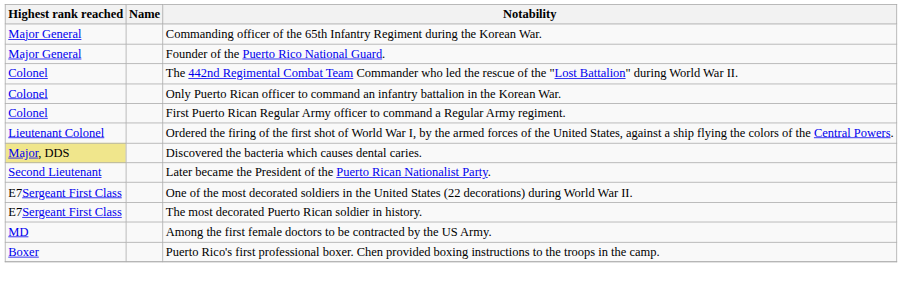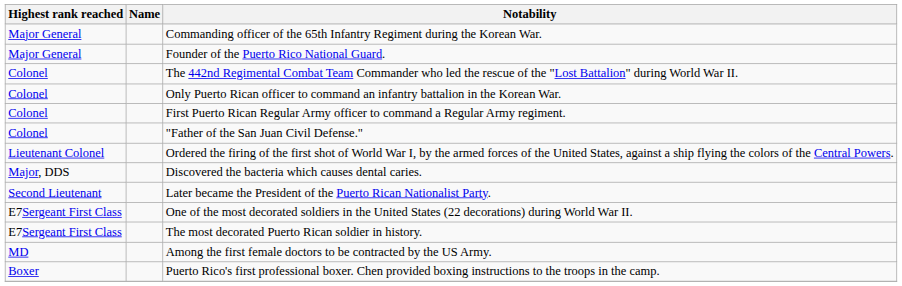+ row: (264, 133)
(39, 152) khaki background -> (39, 172) no background
